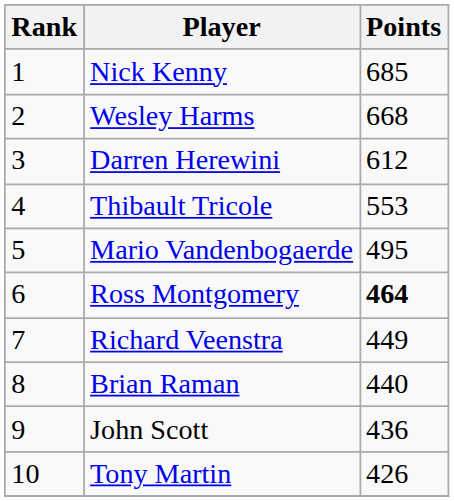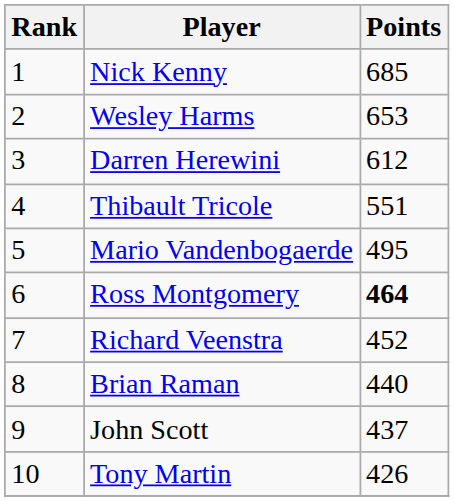(387, 116) 668 -> (387, 116) 653
(387, 205) 553 -> (387, 205) 551
(387, 339) 449 -> (387, 339) 452
(387, 428) 436 -> (387, 428) 437
